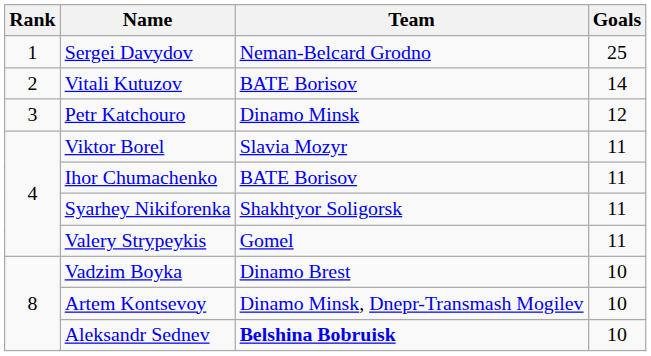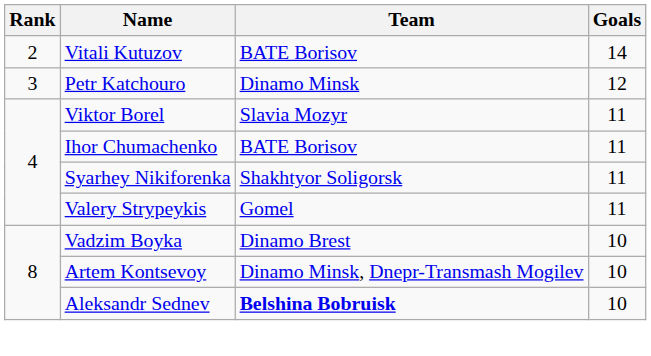- row: (129, 51)
